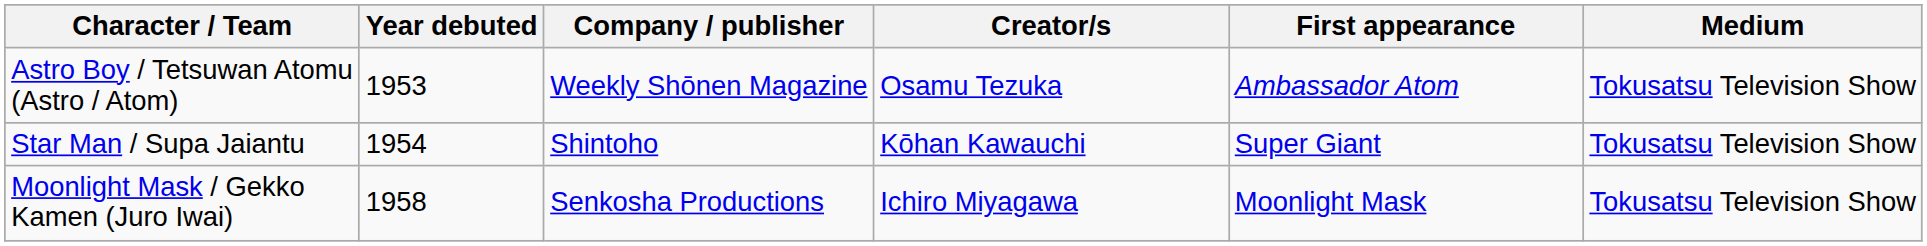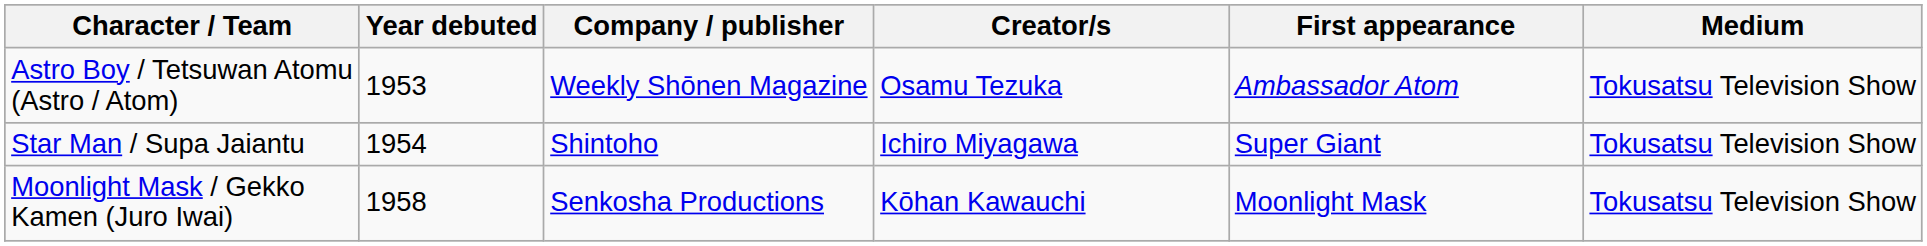(983, 143) Kōhan Kawauchi -> (979, 143) Ichiro Miyagawa
(979, 202) Ichiro Miyagawa -> (983, 202) Kōhan Kawauchi
